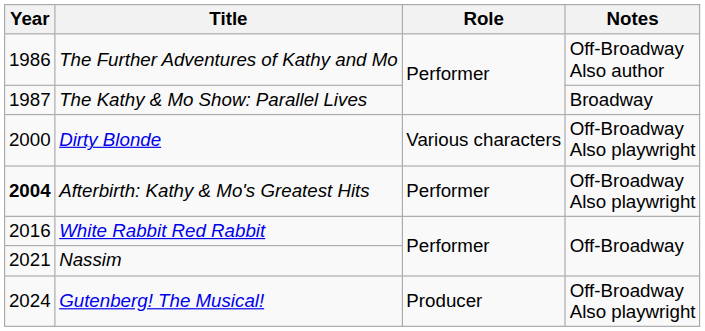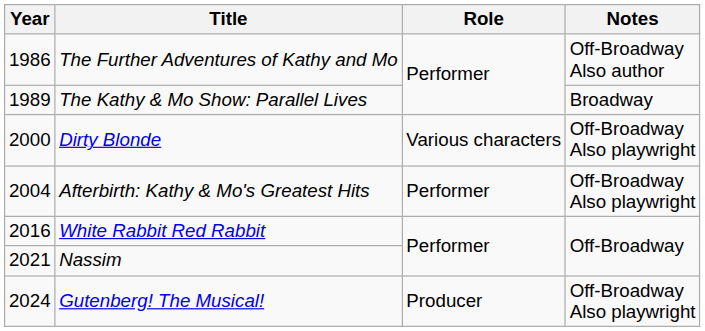(30, 99) 1987 -> (30, 99) 1989
(30, 190) bold -> (30, 190) normal
